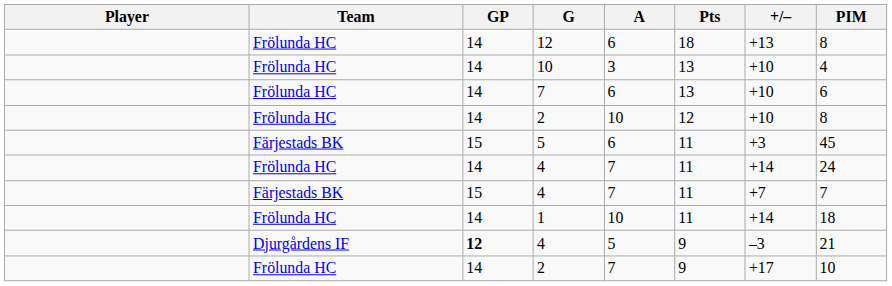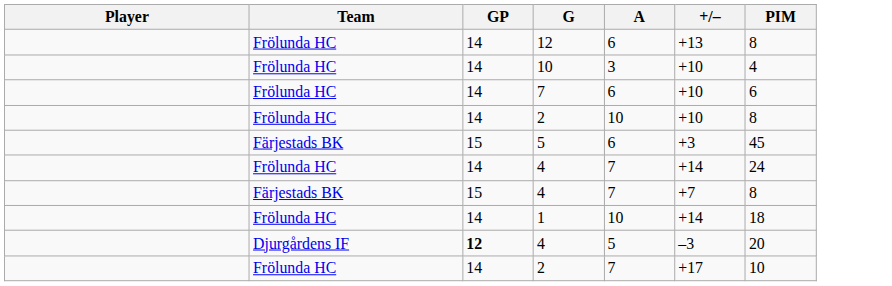- column: (710, 17)
(824, 192) 7 -> (753, 192) 8
(827, 243) 21 -> (757, 243) 20
